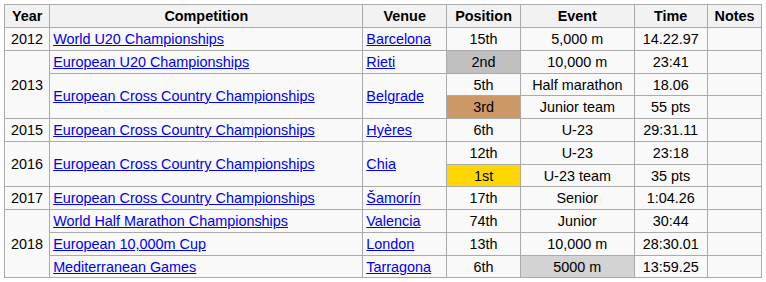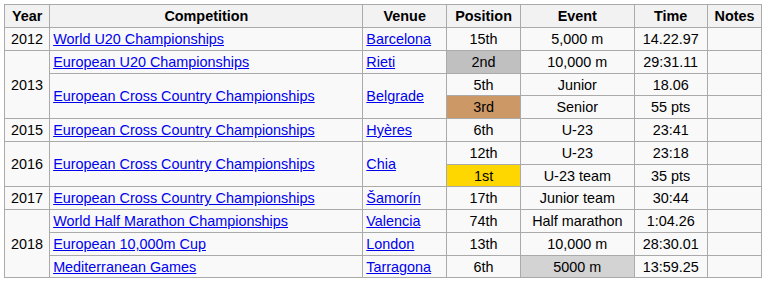(671, 62) 23:41 -> (671, 62) 29:31.11
(577, 85) Half marathon -> (577, 85) Junior
(577, 107) Junior team -> (577, 107) Senior
(671, 130) 29:31.11 -> (671, 130) 23:41
(577, 198) Senior -> (577, 198) Junior team
(671, 198) 1:04.26 -> (671, 198) 30:44
(577, 221) Junior -> (577, 221) Half marathon
(671, 221) 30:44 -> (671, 221) 1:04.26
